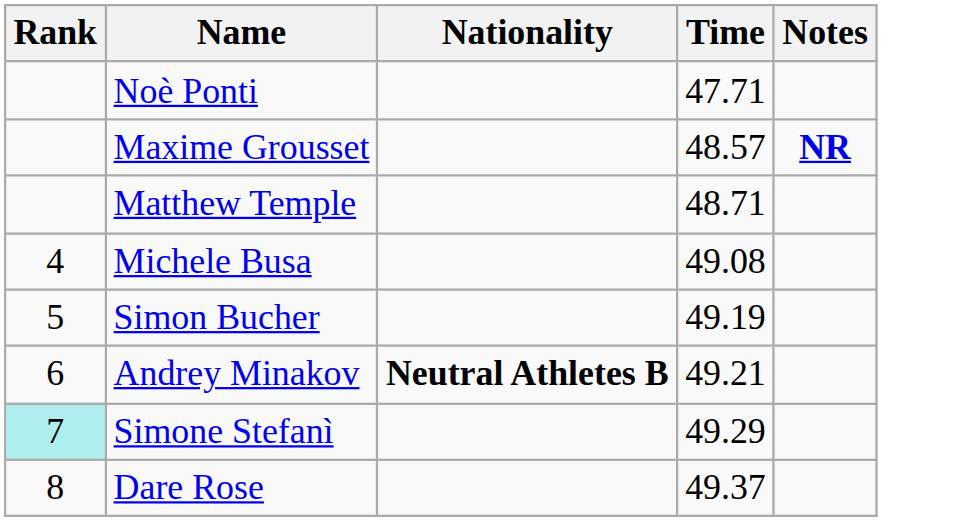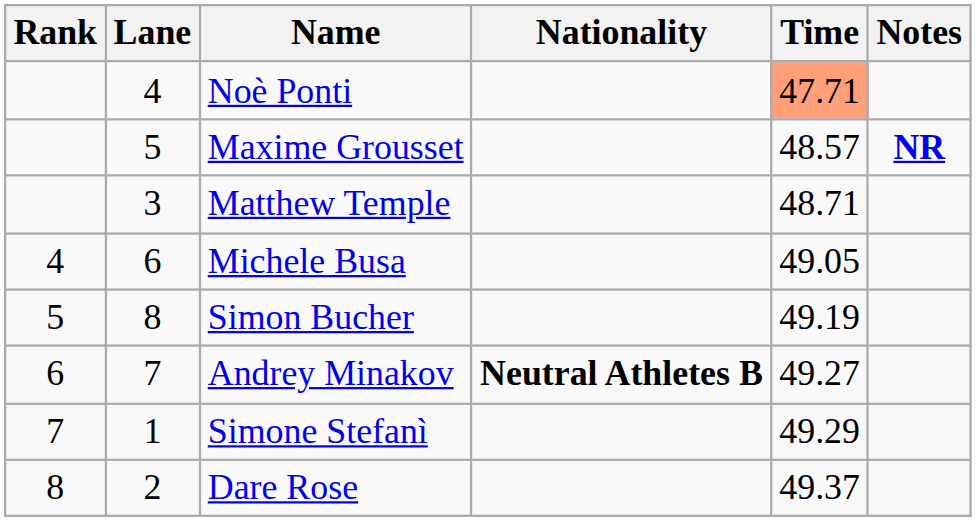+ column: (152, 32)
(725, 89) no background -> (820, 89) lightsalmon background
(725, 260) 49.08 -> (820, 260) 49.05
(725, 373) 49.21 -> (820, 373) 49.27
(55, 430) paleturquoise background -> (55, 430) no background
